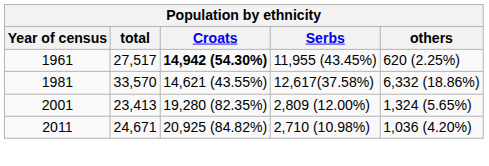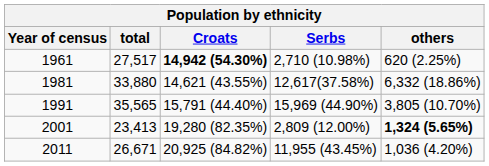(325, 60) 11,955 (43.45%) -> (322, 60) 2,710 (10.98%)
(135, 82) 33,570 -> (135, 82) 33,880
+ row: (57, 104)
(428, 104) normal -> (429, 127) bold
(135, 127) 24,671 -> (135, 149) 26,671
(322, 127) 2,710 (10.98%) -> (325, 149) 11,955 (43.45%)
